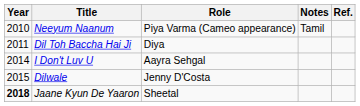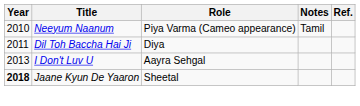(18, 61) 2014 -> (18, 61) 2013
- row: (51, 77)
